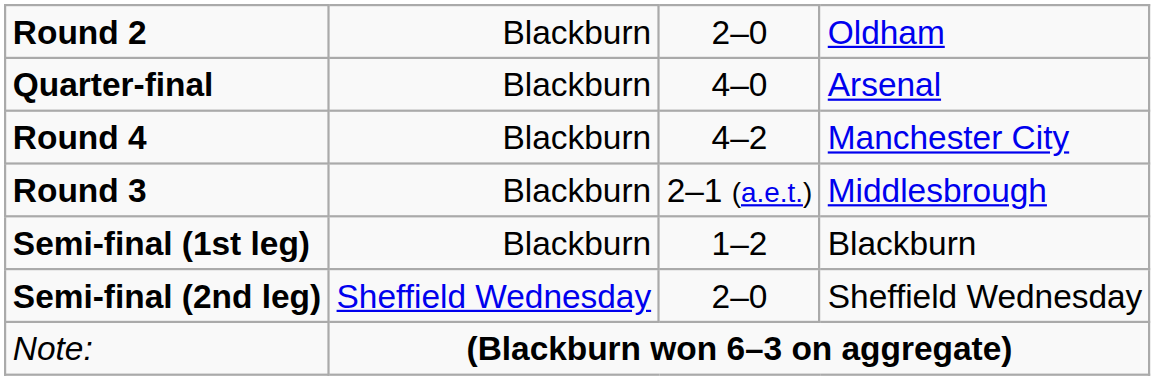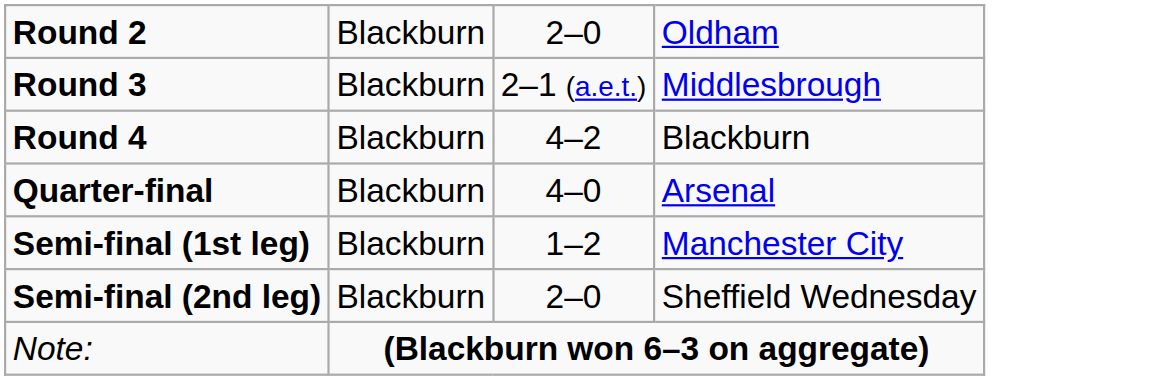rows swapped: (80, 191) <-> (113, 85)
(948, 138) Manchester City -> (736, 138) Blackburn
(902, 244) Blackburn -> (783, 244) Manchester City
(494, 296) Sheffield Wednesday -> (411, 296) Blackburn
